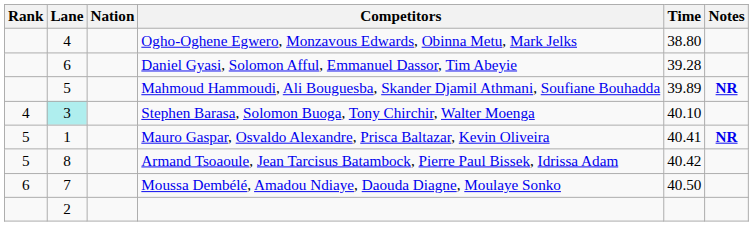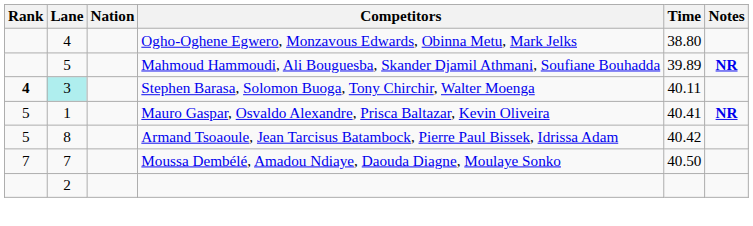- row: (329, 64)
(26, 112) normal -> (26, 88) bold
(684, 112) 40.10 -> (684, 88) 40.11
(26, 185) 6 -> (26, 161) 7
